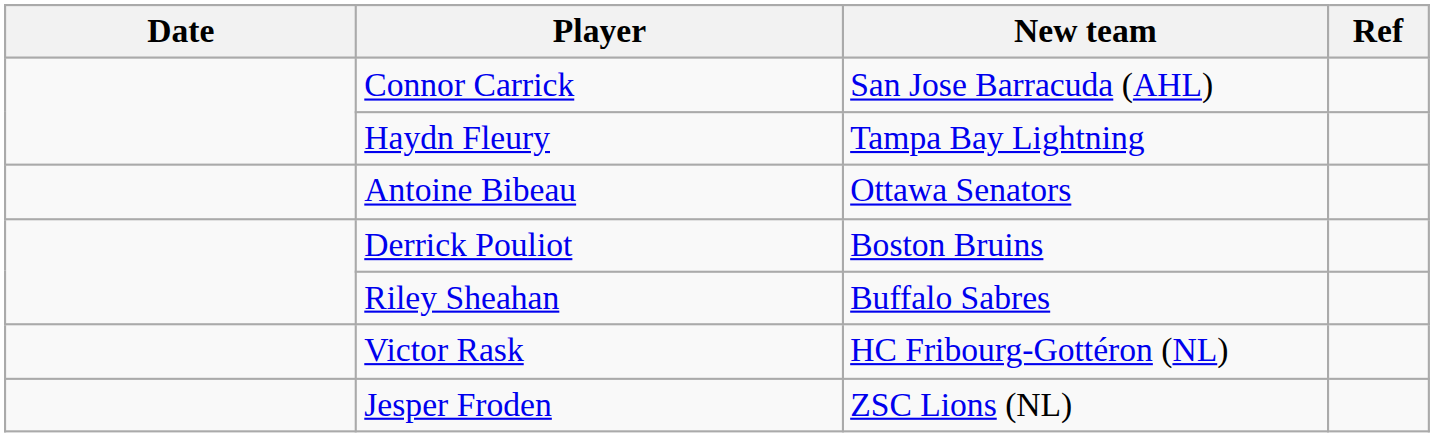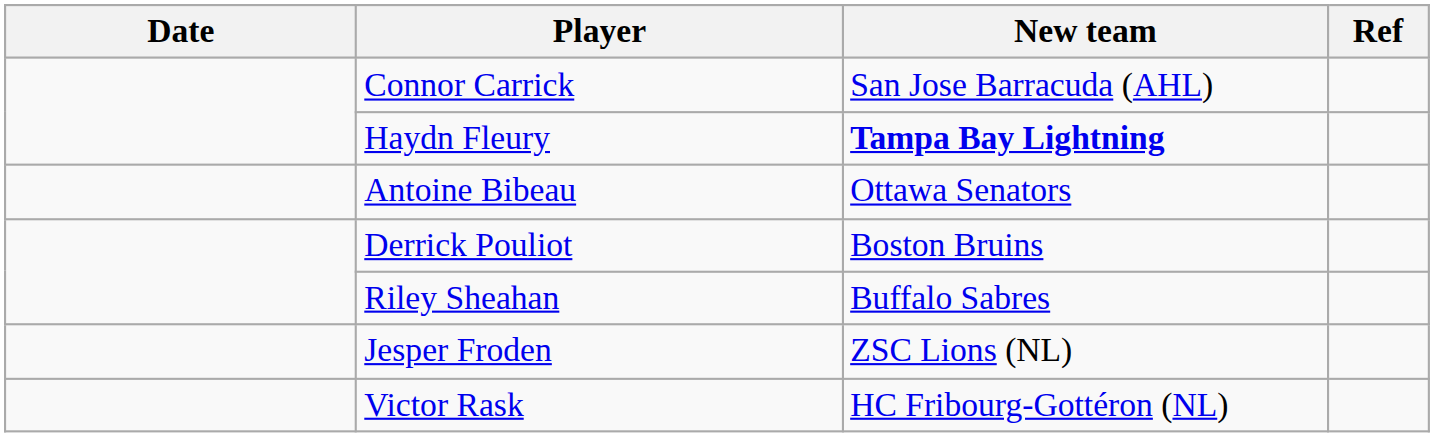(997, 137) normal -> (1007, 137) bold
rows swapped: (444, 350) <-> (458, 404)
